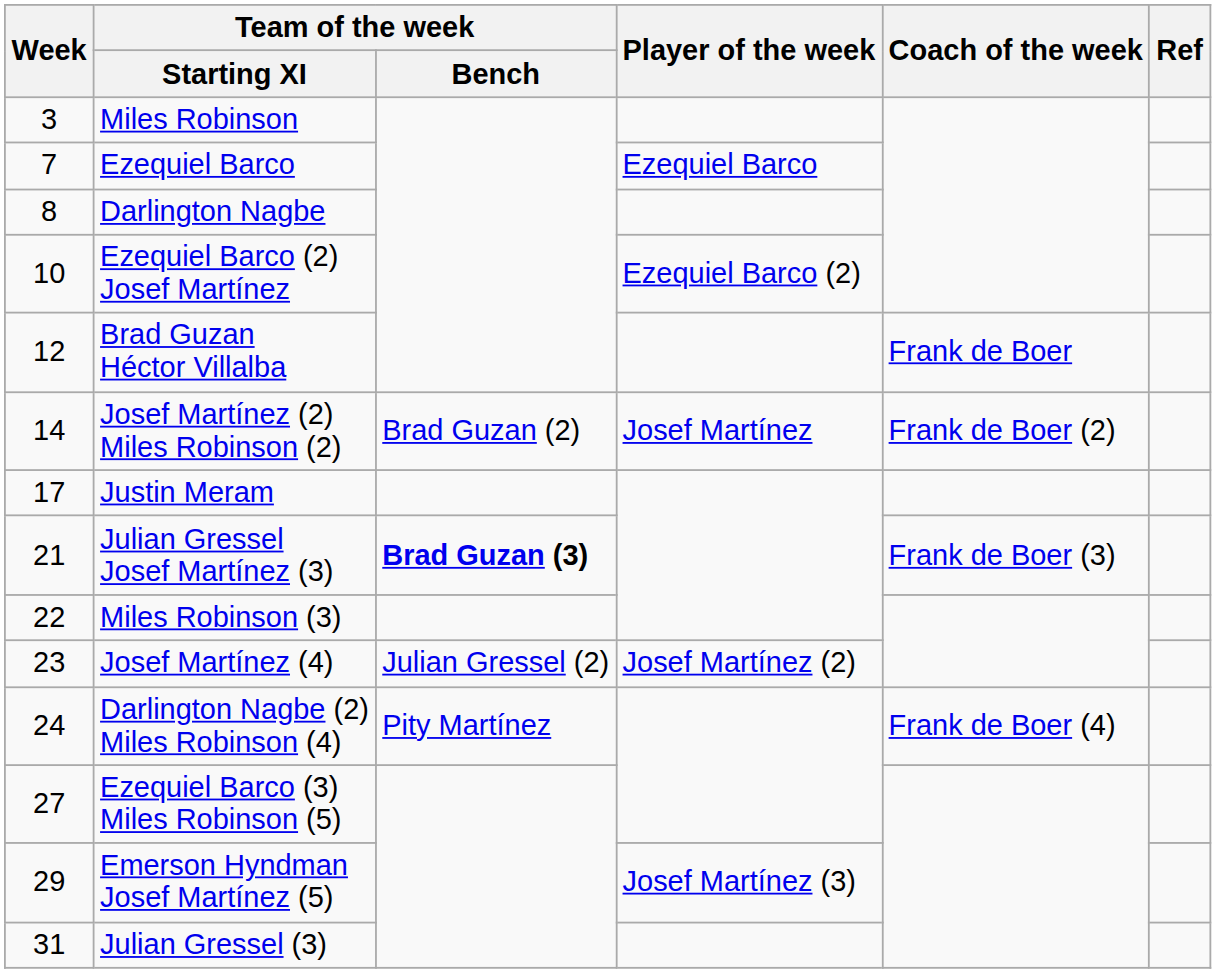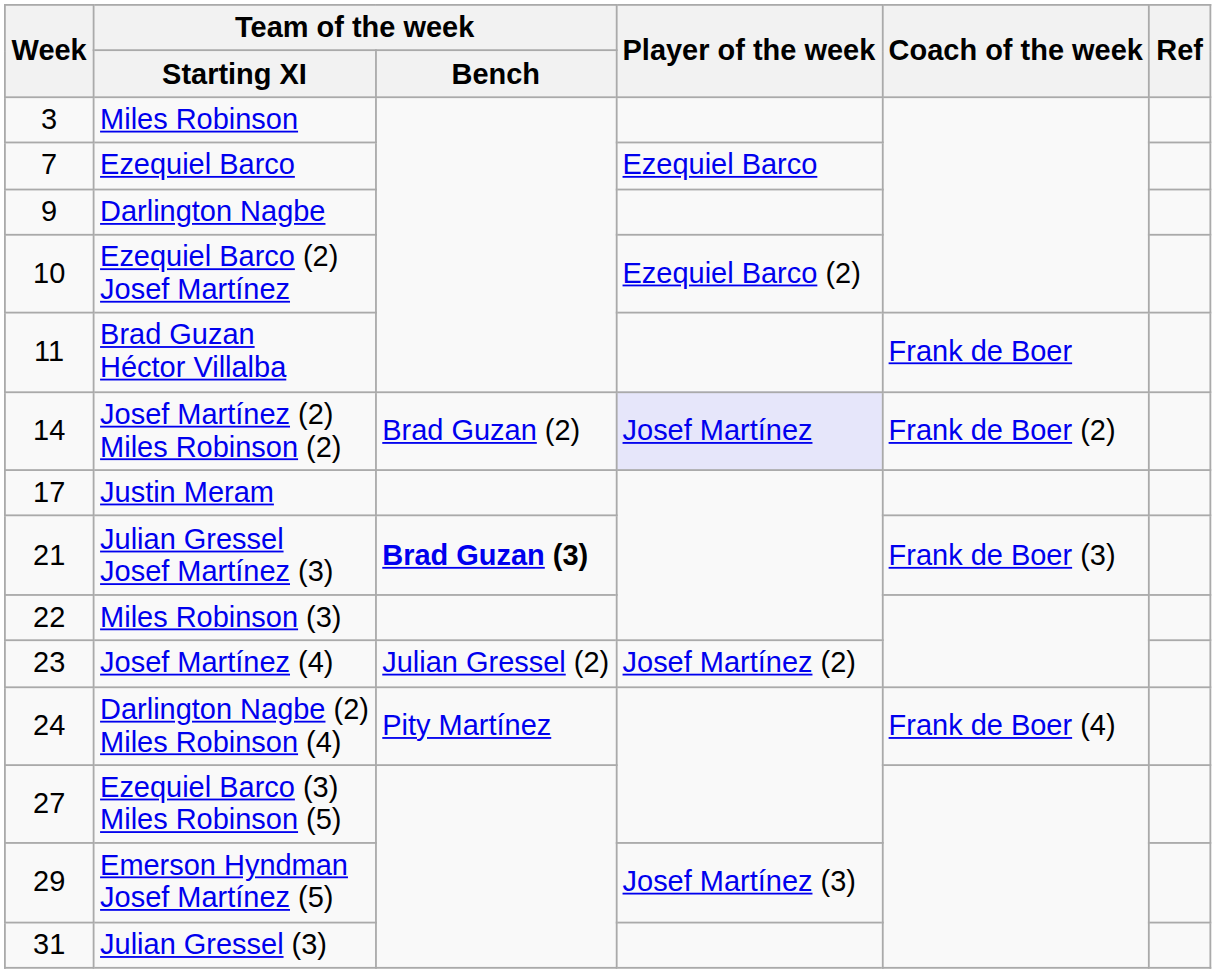(49, 211) 8 -> (49, 211) 9
(49, 351) 12 -> (49, 351) 11
(718, 430) no background -> (718, 430) lavender background
